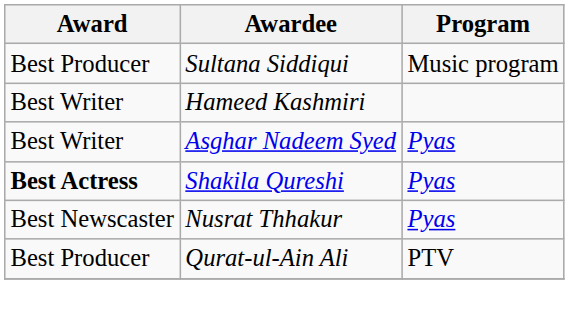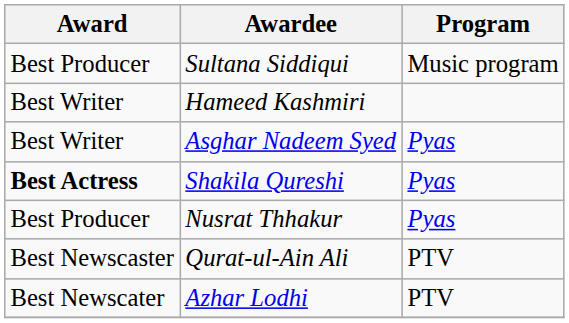(92, 219) Best Newscaster -> (80, 219) Best Producer
(80, 258) Best Producer -> (92, 258) Best Newscaster
+ row: (247, 297)
